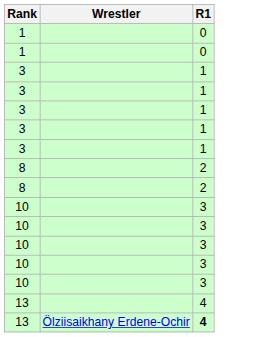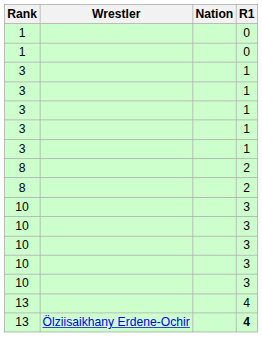+ column: (214, 14)
